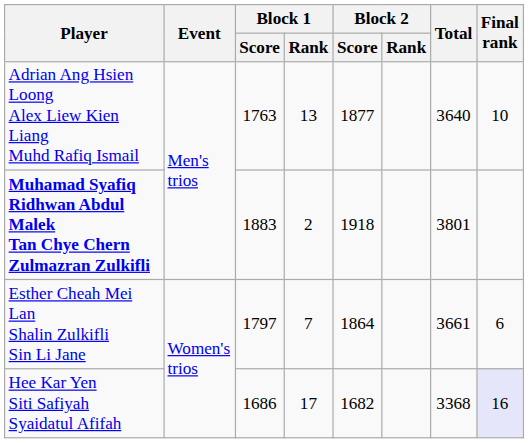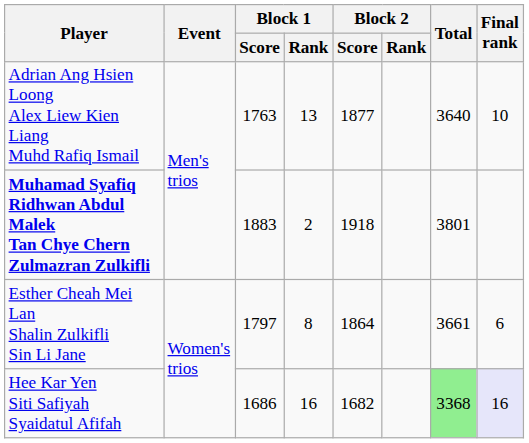(308, 324) 7 -> (308, 324) 8
(308, 403) 17 -> (308, 403) 16
(453, 403) no background -> (453, 403) lightgreen background
